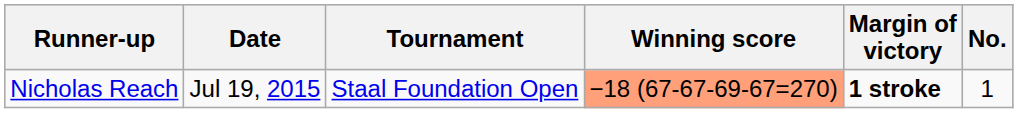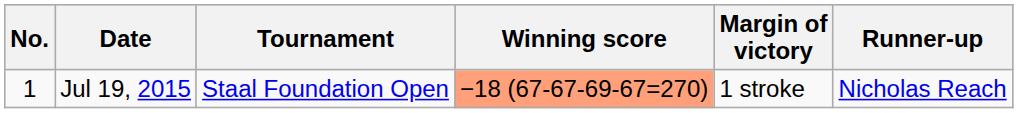columns swapped: (987, 37) <-> (94, 37)
(895, 89) bold -> (762, 89) normal
